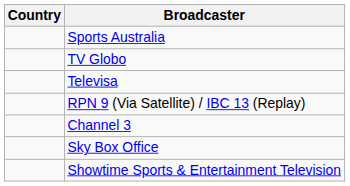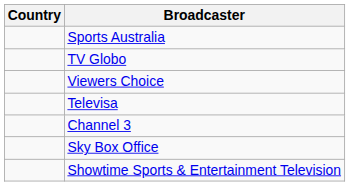+ row: (116, 81)
- row: (186, 103)
